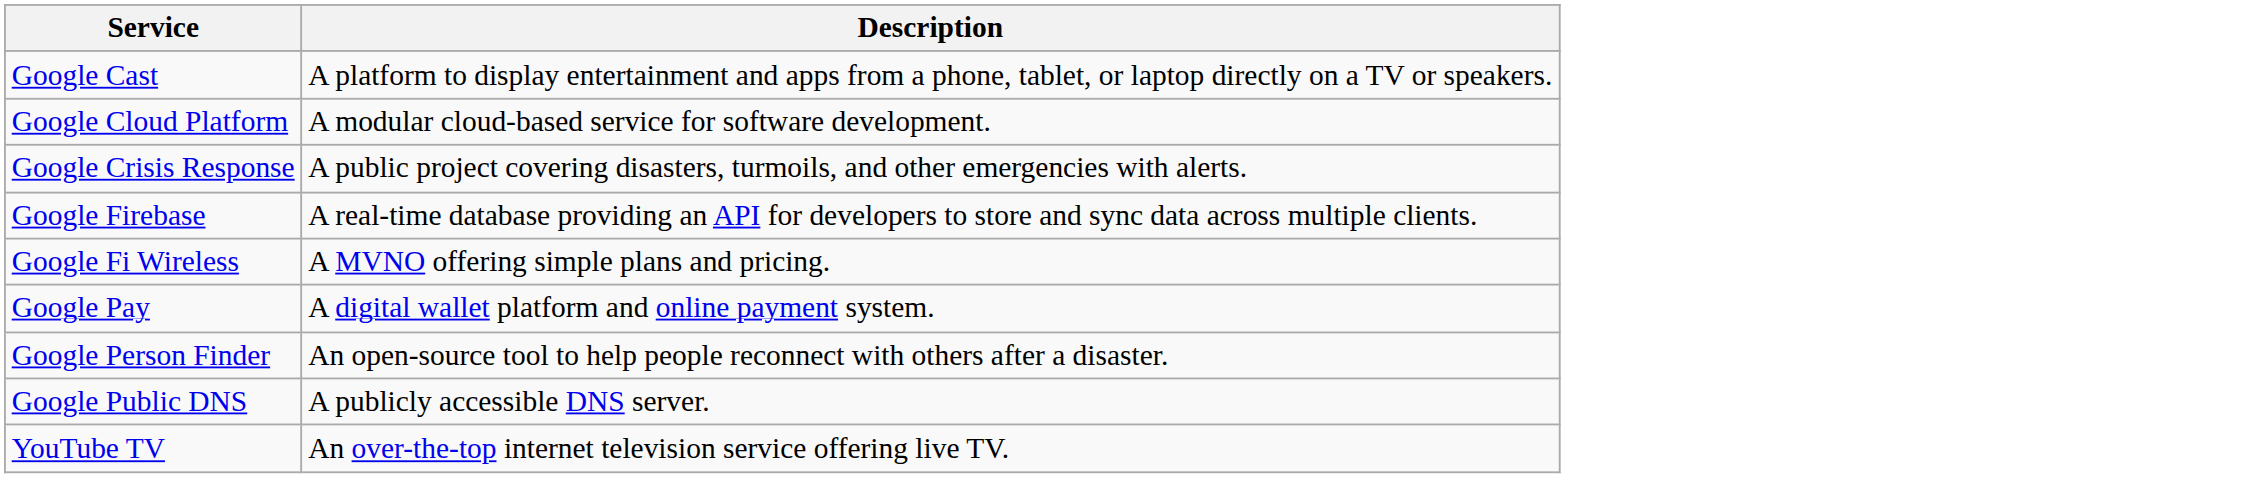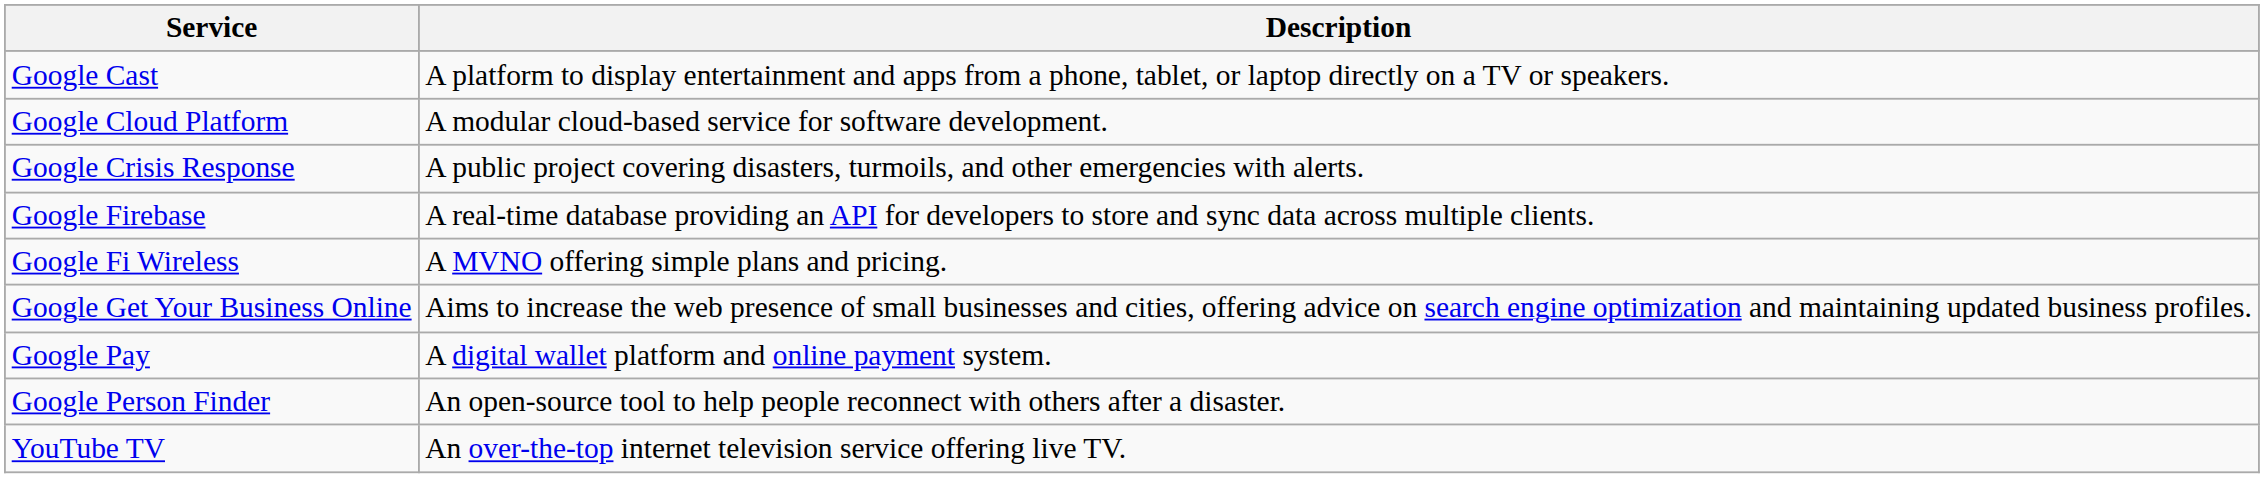+ row: (212, 307)
- row: (129, 401)
